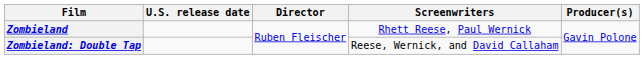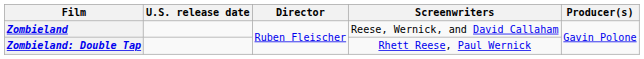(455, 29) Rhett Reese, Paul Wernick -> (455, 29) Reese, Wernick, and David Callaham
(455, 46) Reese, Wernick, and David Callaham -> (455, 46) Rhett Reese, Paul Wernick
